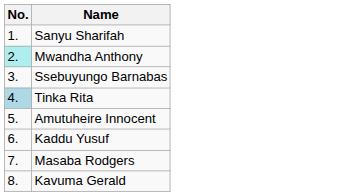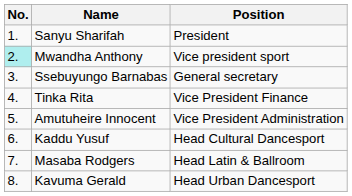+ column: (259, 14)
(13, 98) lightblue background -> (13, 98) no background
